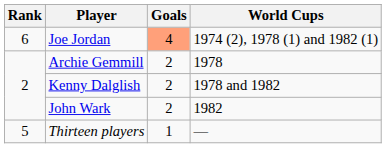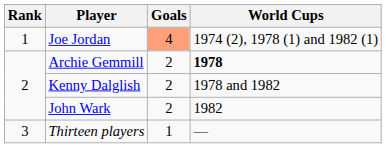(25, 39) 6 -> (25, 39) 1
(208, 62) normal -> (208, 62) bold
(25, 131) 5 -> (25, 131) 3
